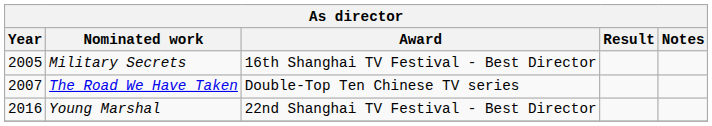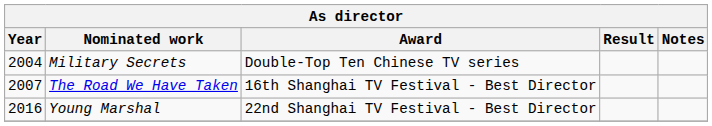(25, 63) 2005 -> (25, 63) 2004
(421, 63) 16th Shanghai TV Festival - Best Director -> (382, 63) Double-Top Ten Chinese TV series
(382, 86) Double-Top Ten Chinese TV series -> (421, 86) 16th Shanghai TV Festival - Best Director
